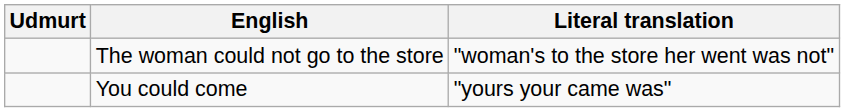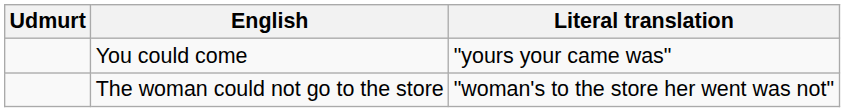rows swapped: (172, 89) <-> (270, 55)
